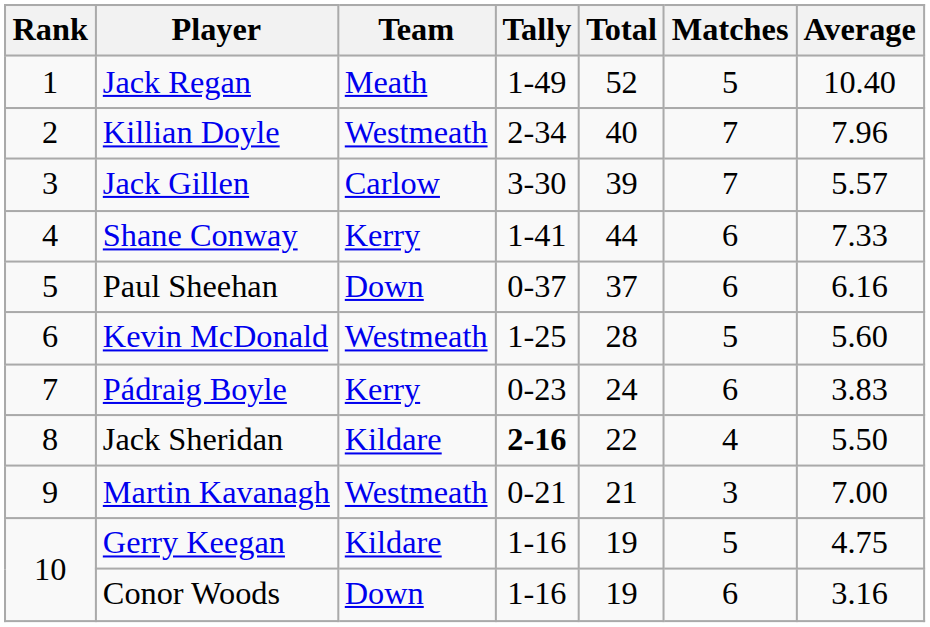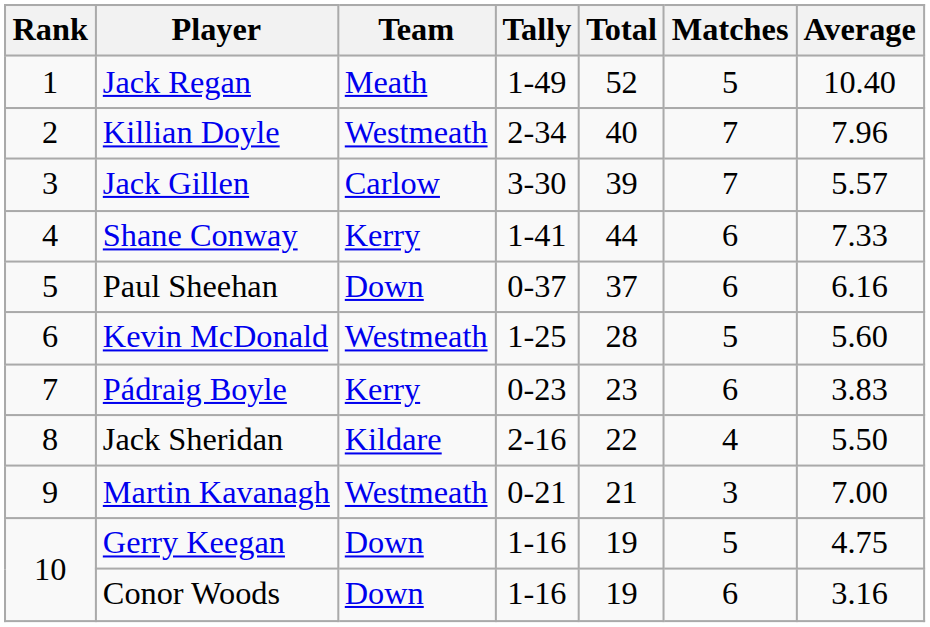(622, 388) 24 -> (622, 388) 23
(537, 440) bold -> (537, 440) normal
(393, 542) Kildare -> (384, 542) Down
